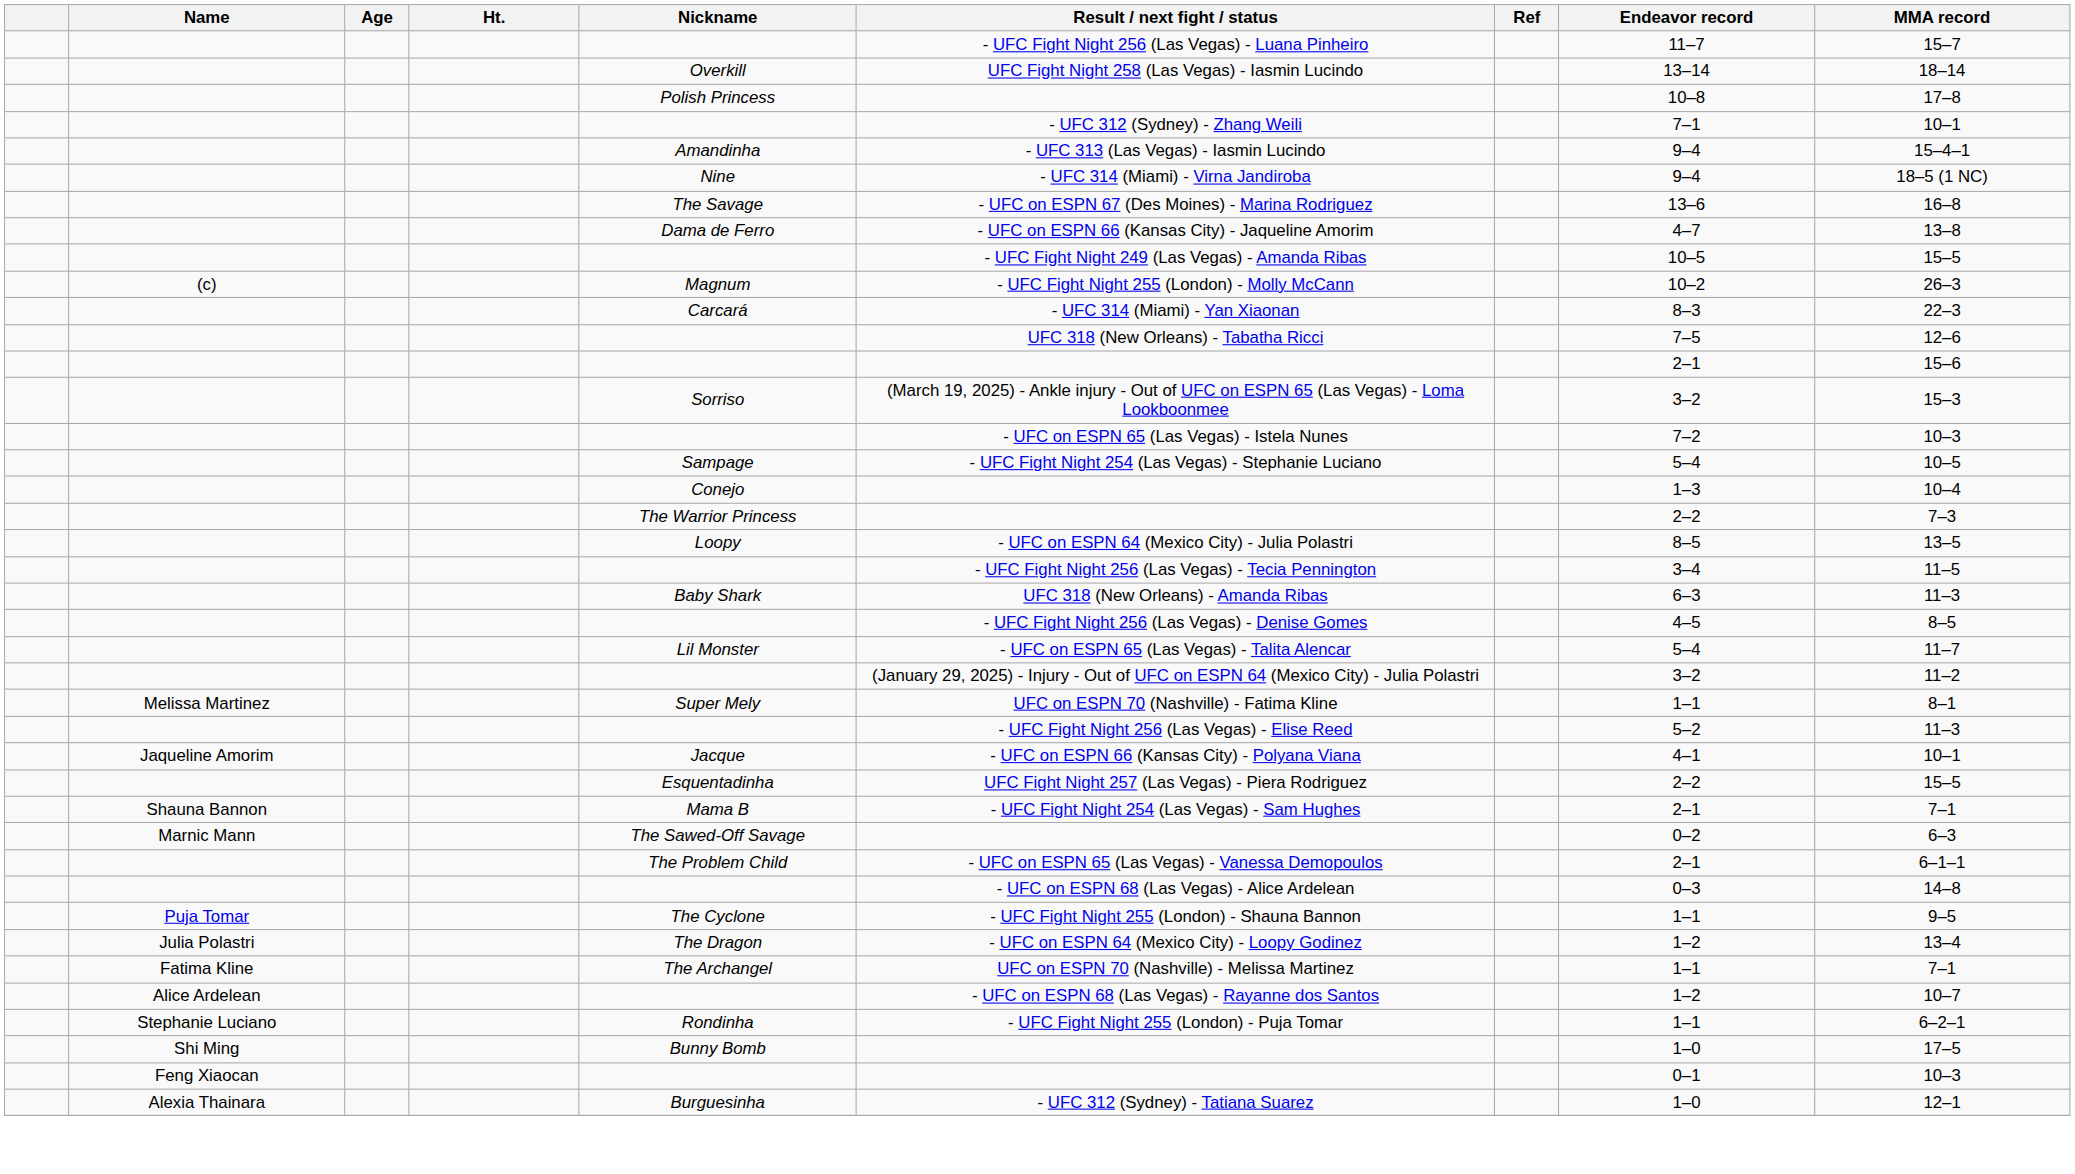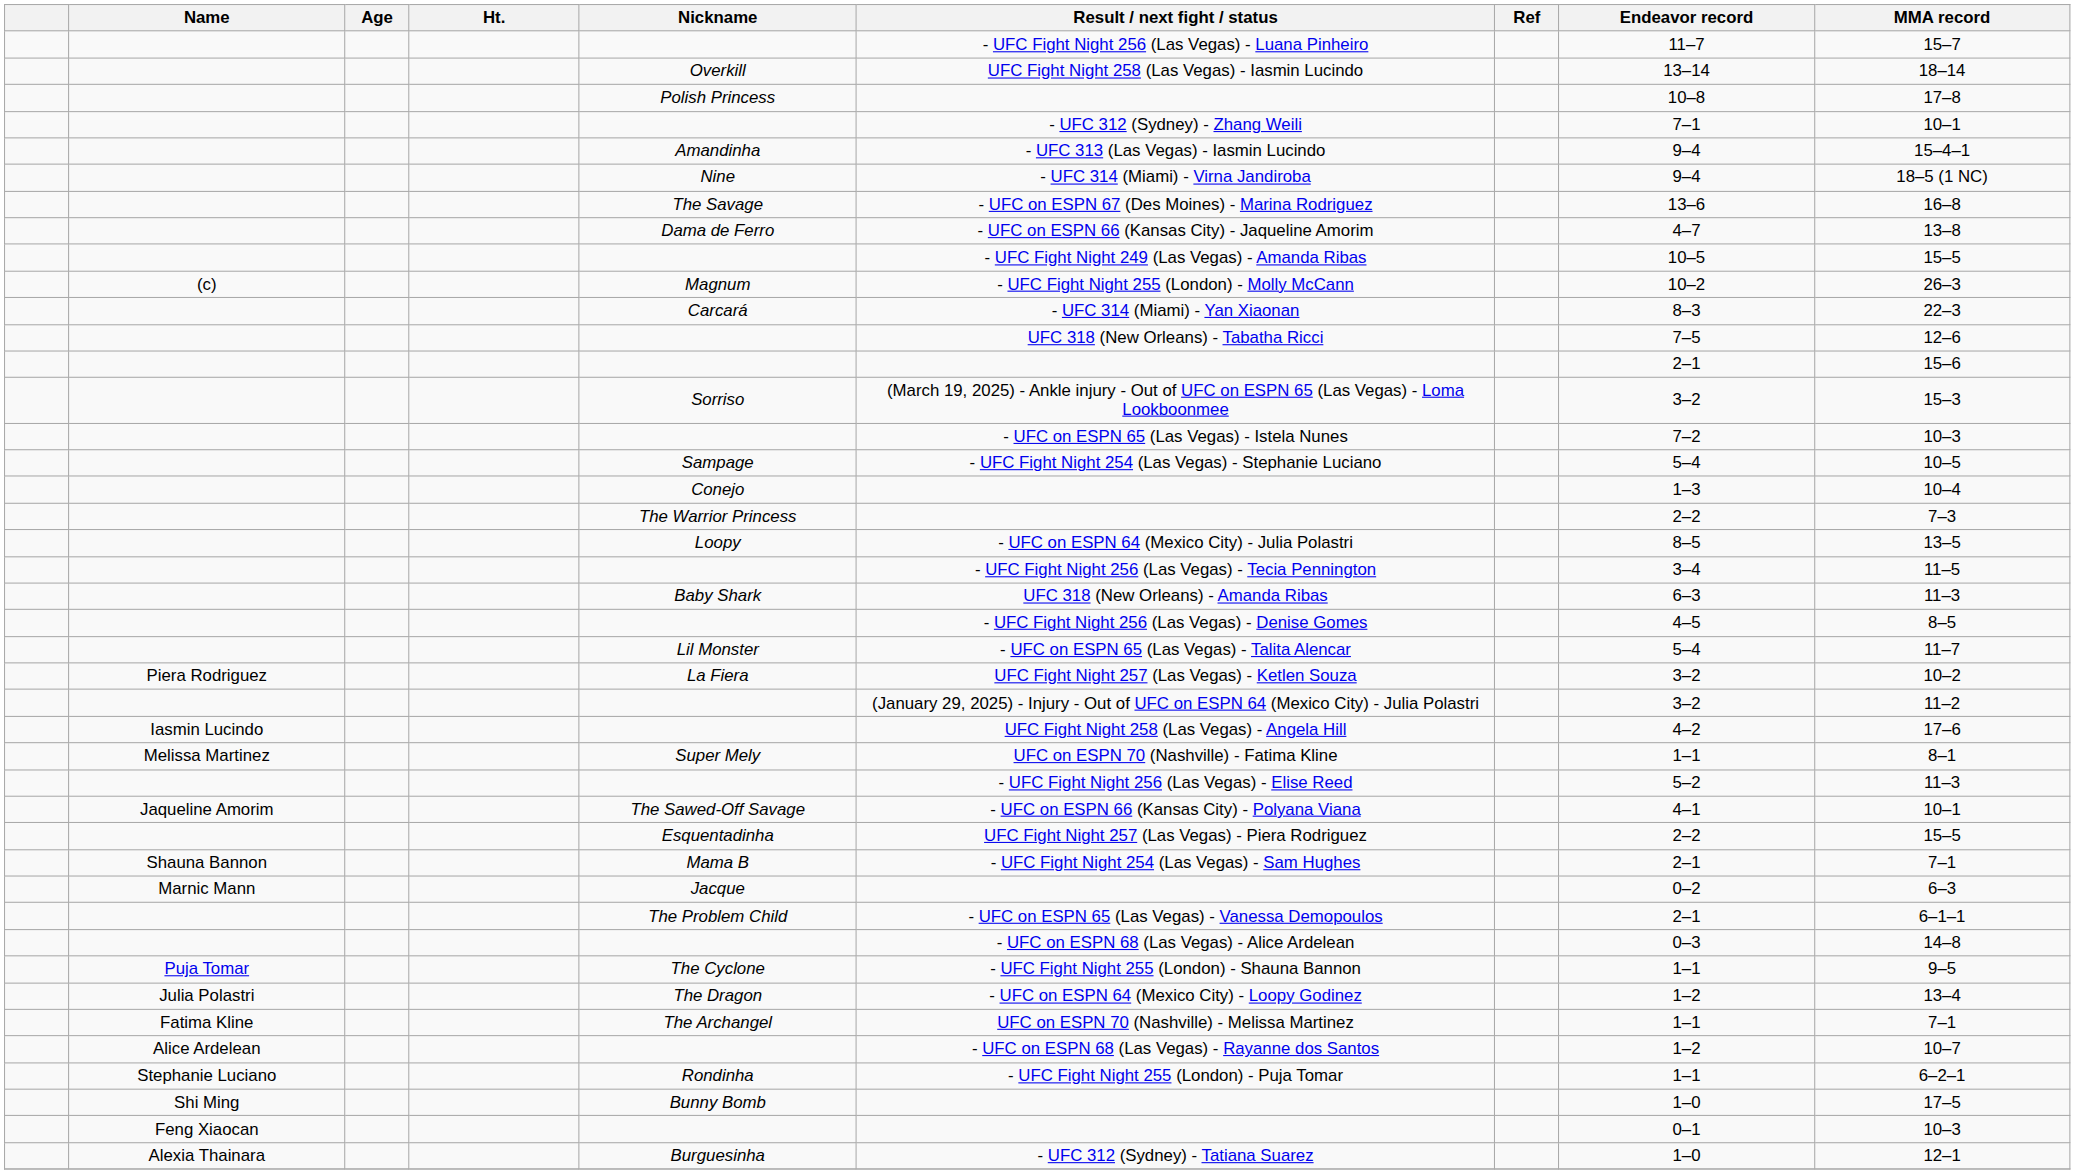+ row: (36, 676)
+ row: (36, 729)
(718, 756) Jacque -> (718, 809) The Sawed-Off Savage
(718, 836) The Sawed-Off Savage -> (718, 889) Jacque
